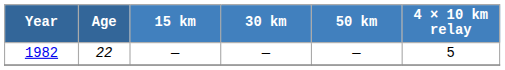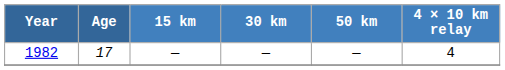(104, 54) 22 -> (104, 54) 17
(451, 54) 5 -> (451, 54) 4
